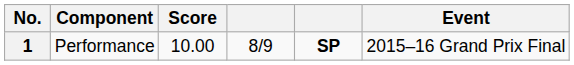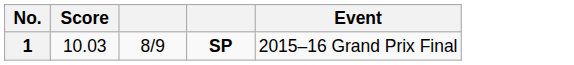- column: (105, 18)
(193, 45) 10.00 -> (85, 45) 10.03
